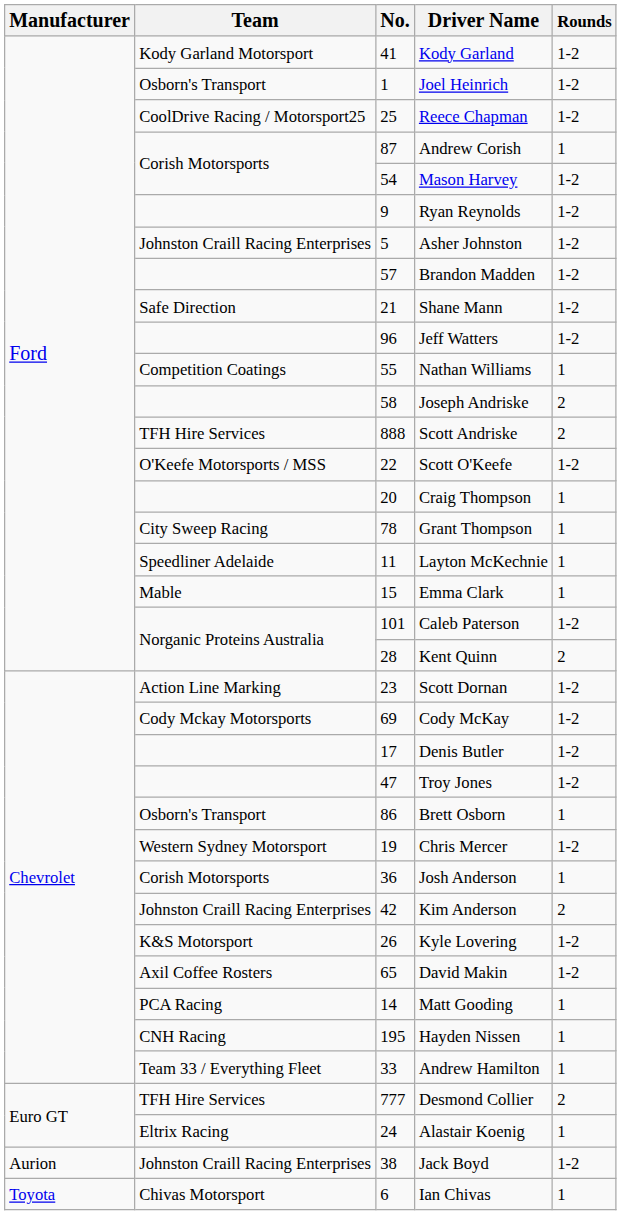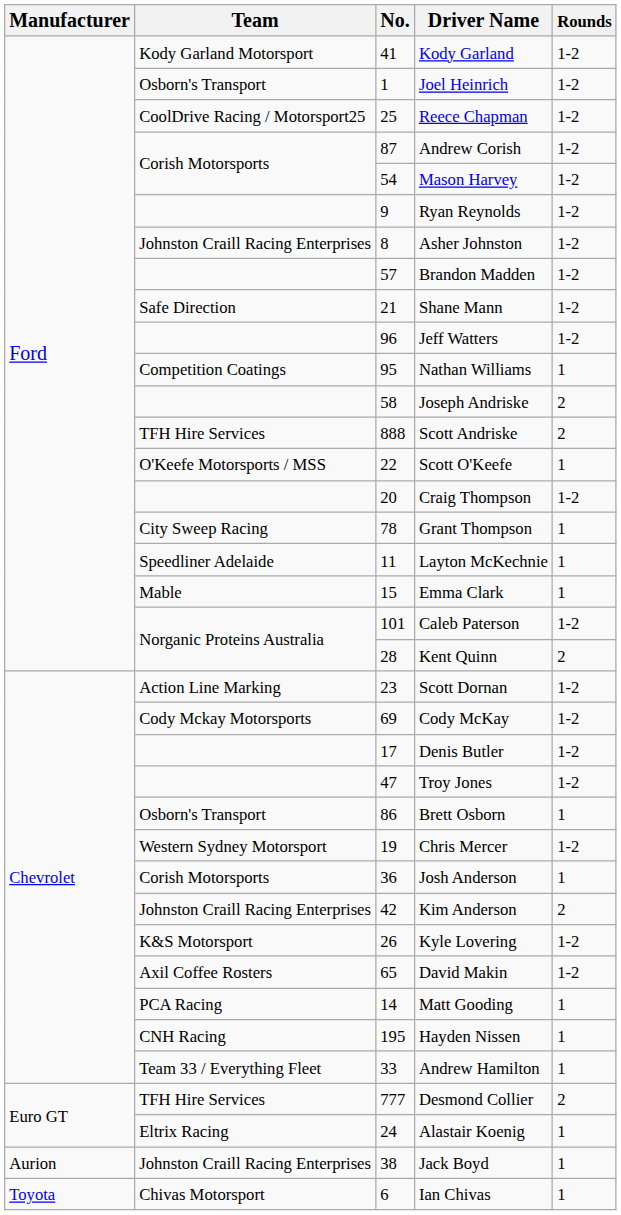(561, 148) 1 -> (568, 148) 1-2
(384, 243) 5 -> (384, 243) 8
(389, 370) 55 -> (389, 370) 95
(568, 465) 1-2 -> (561, 465) 1
(561, 497) 1 -> (568, 497) 1-2
(568, 1163) 1-2 -> (561, 1163) 1
